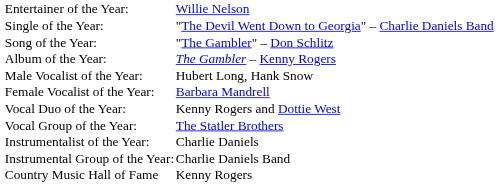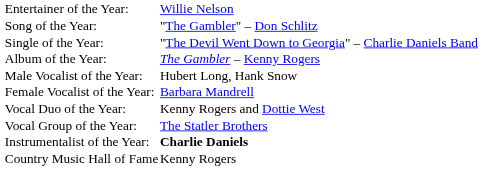rows swapped: (51, 42) <-> (54, 25)
(217, 142) normal -> (204, 142) bold
- row: (89, 158)
